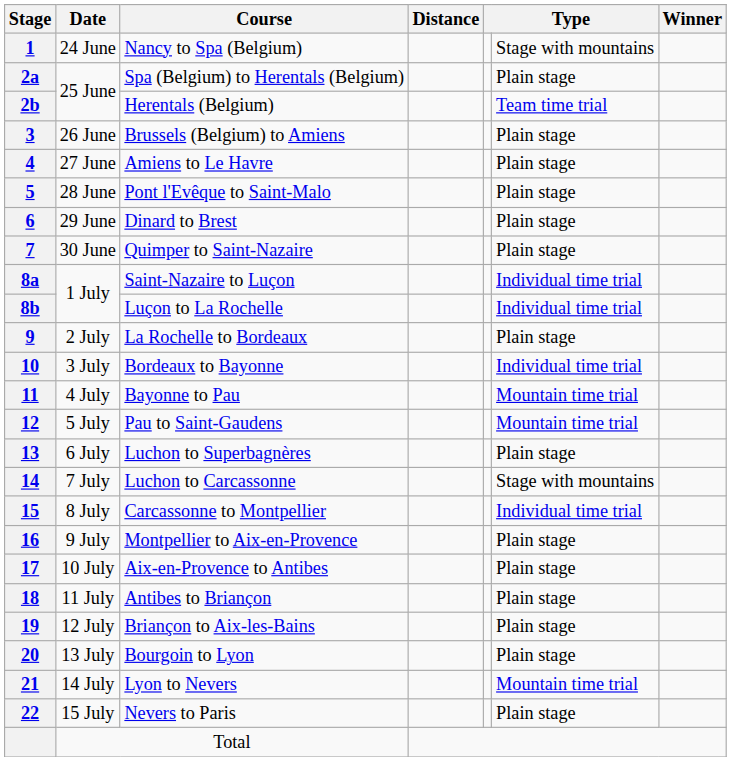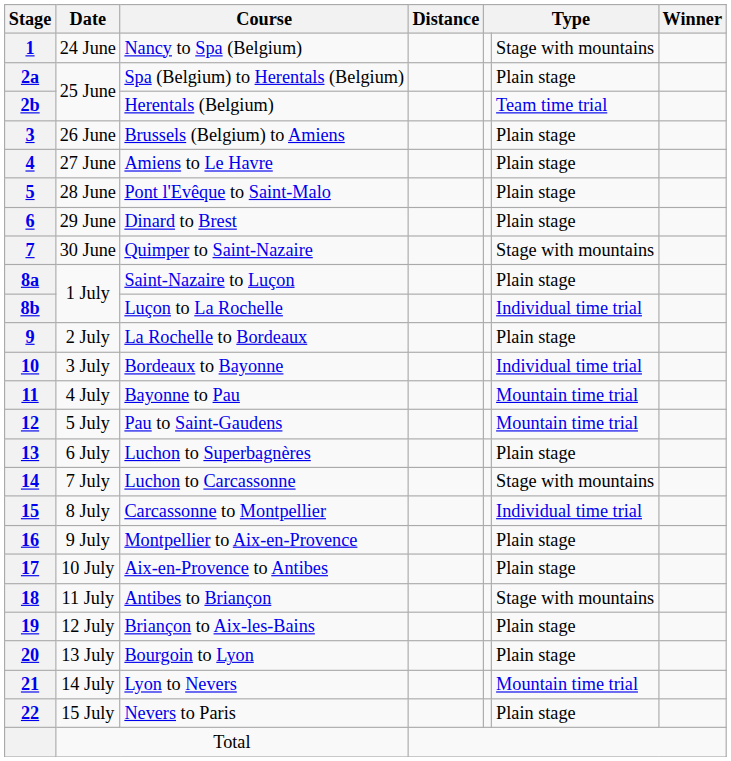(536, 250) Plain stage -> (575, 250) Stage with mountains
(569, 279) Individual time trial -> (536, 279) Plain stage
(536, 597) Plain stage -> (575, 597) Stage with mountains
